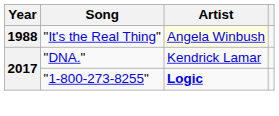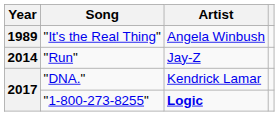(22, 36) 1988 -> (22, 36) 1989
(216, 36) lightyellow background -> (216, 36) no background
+ row: (61, 57)
